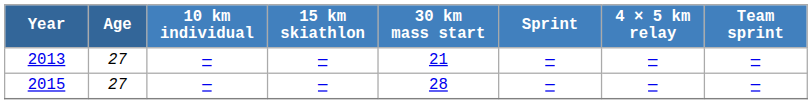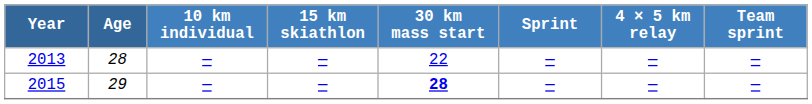(118, 61) 27 -> (118, 61) 28
(438, 61) 21 -> (438, 61) 22
(118, 86) 27 -> (118, 86) 29
(438, 86) normal -> (438, 86) bold
